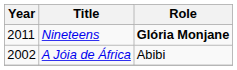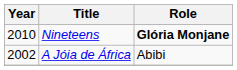(21, 34) 2011 -> (22, 34) 2010
